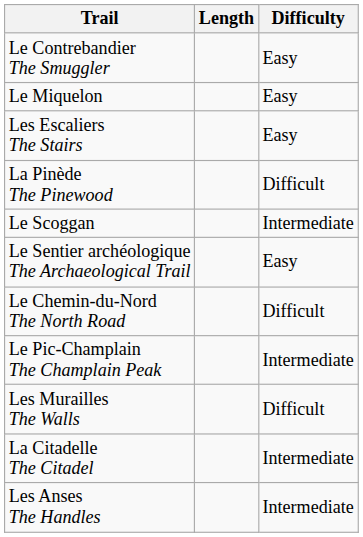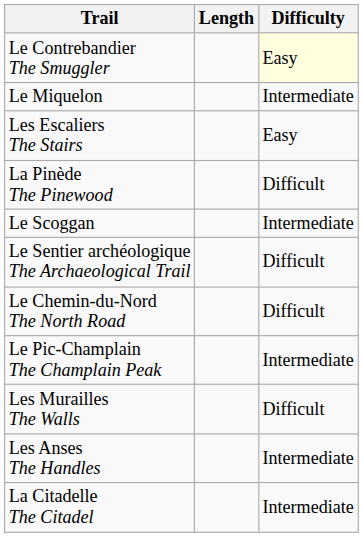(280, 57) no background -> (280, 57) lightyellow background
(280, 96) Easy -> (308, 96) Intermediate
(280, 262) Easy -> (293, 262) Difficult
rows swapped: (53, 458) <-> (55, 507)
